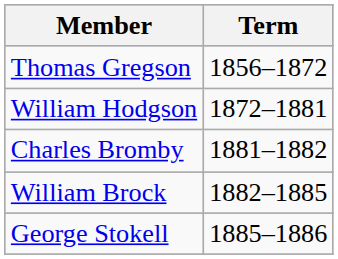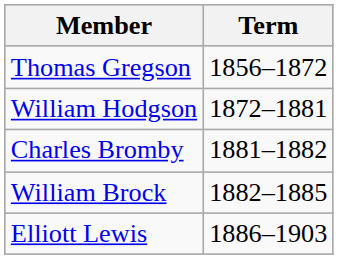- row: (90, 233)
+ row: (79, 233)
